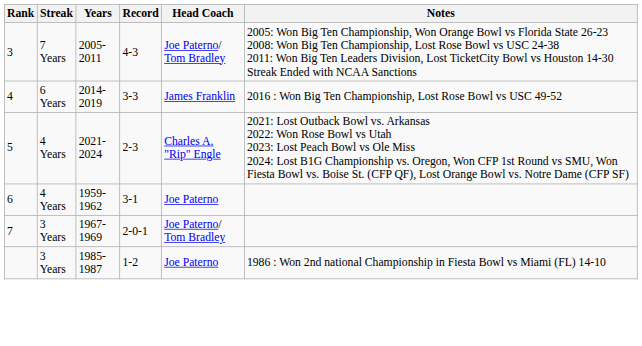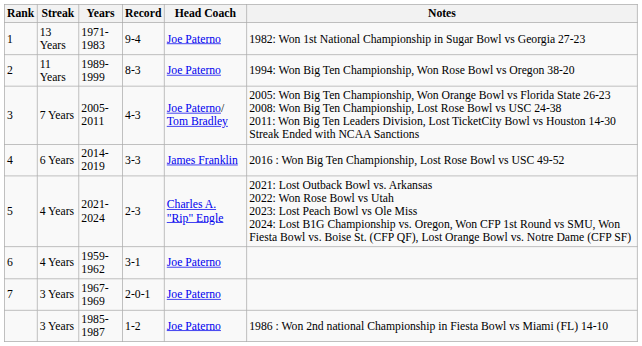+ row: (95, 38)
+ row: (95, 70)
(195, 231) Joe Paterno/ Tom Bradley -> (194, 294) Joe Paterno
